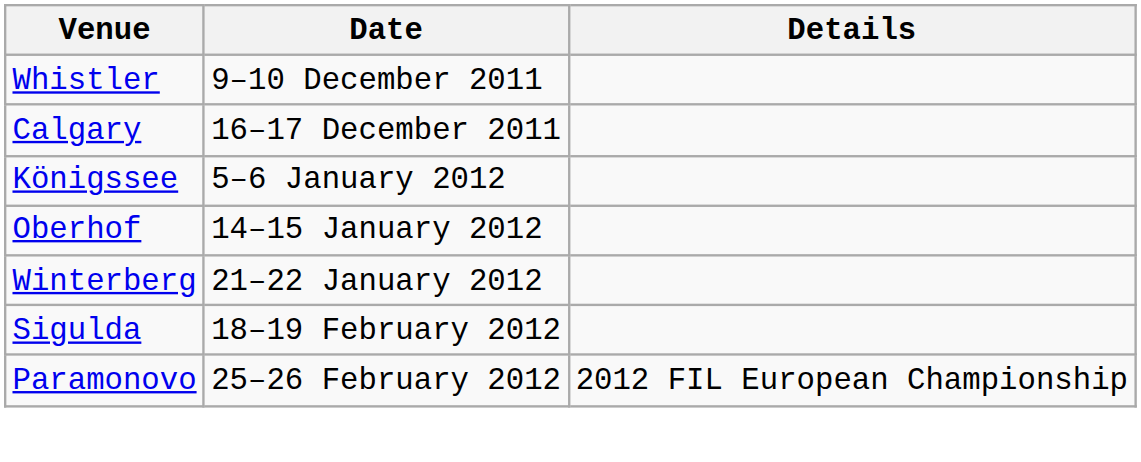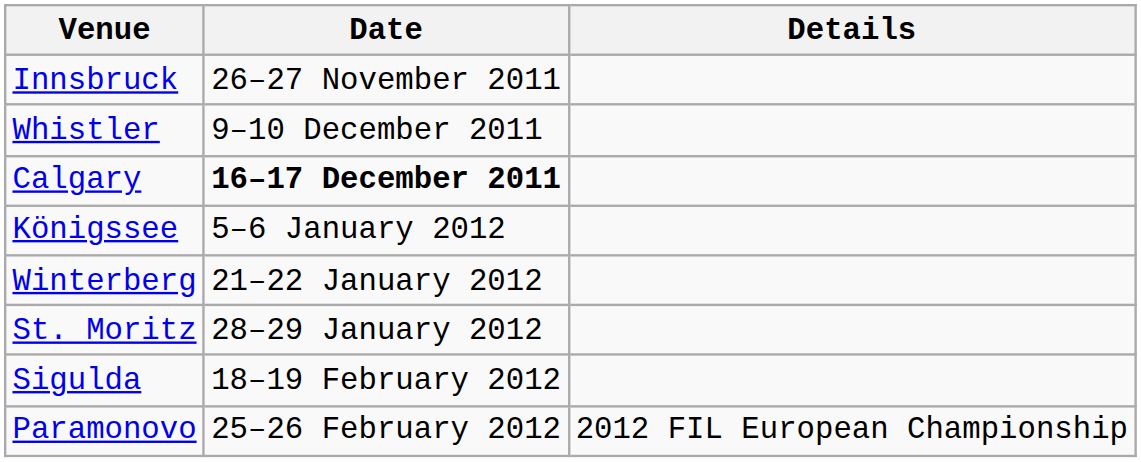+ row: (95, 80)
(386, 130) normal -> (386, 180) bold
- row: (77, 230)
+ row: (105, 330)
